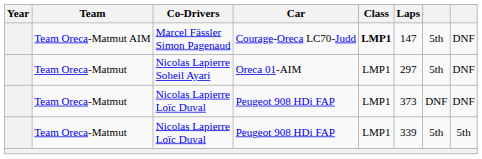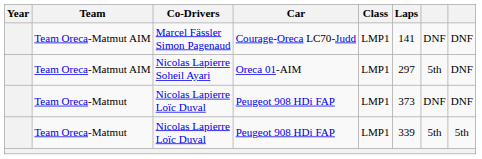(376, 38) bold -> (375, 38) normal
(408, 38) 147 -> (406, 38) 141
(436, 38) 5th -> (434, 38) DNF
(81, 70) Team Oreca-Matmut -> (92, 70) Team Oreca-Matmut AIM
